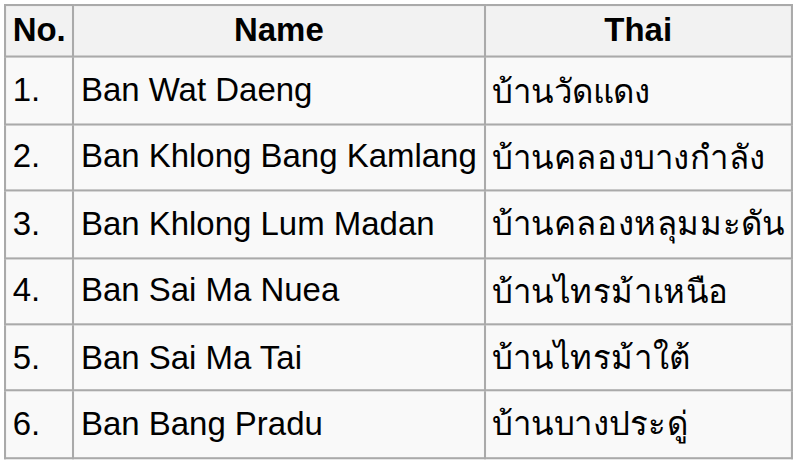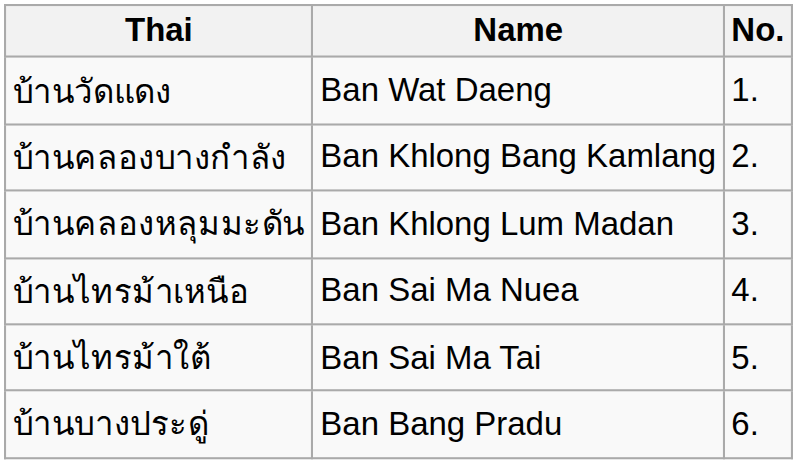columns swapped: (39, 30) <-> (638, 30)
